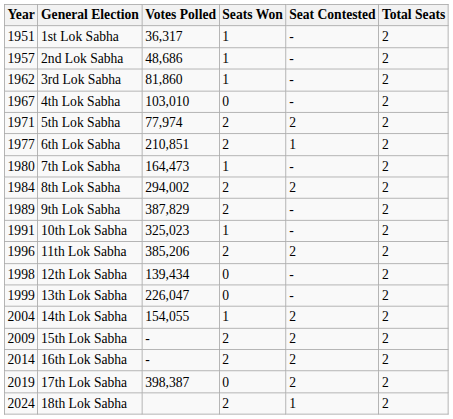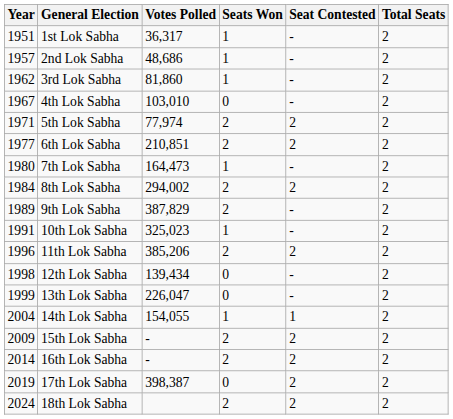(293, 144) 1 -> (293, 144) 2
(293, 317) 2 -> (293, 317) 1
(293, 403) 1 -> (293, 403) 2
